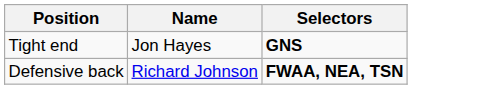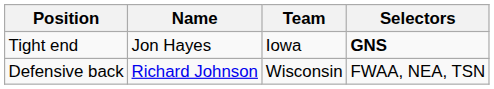+ column: (304, 18)
(335, 72) bold -> (418, 72) normal
